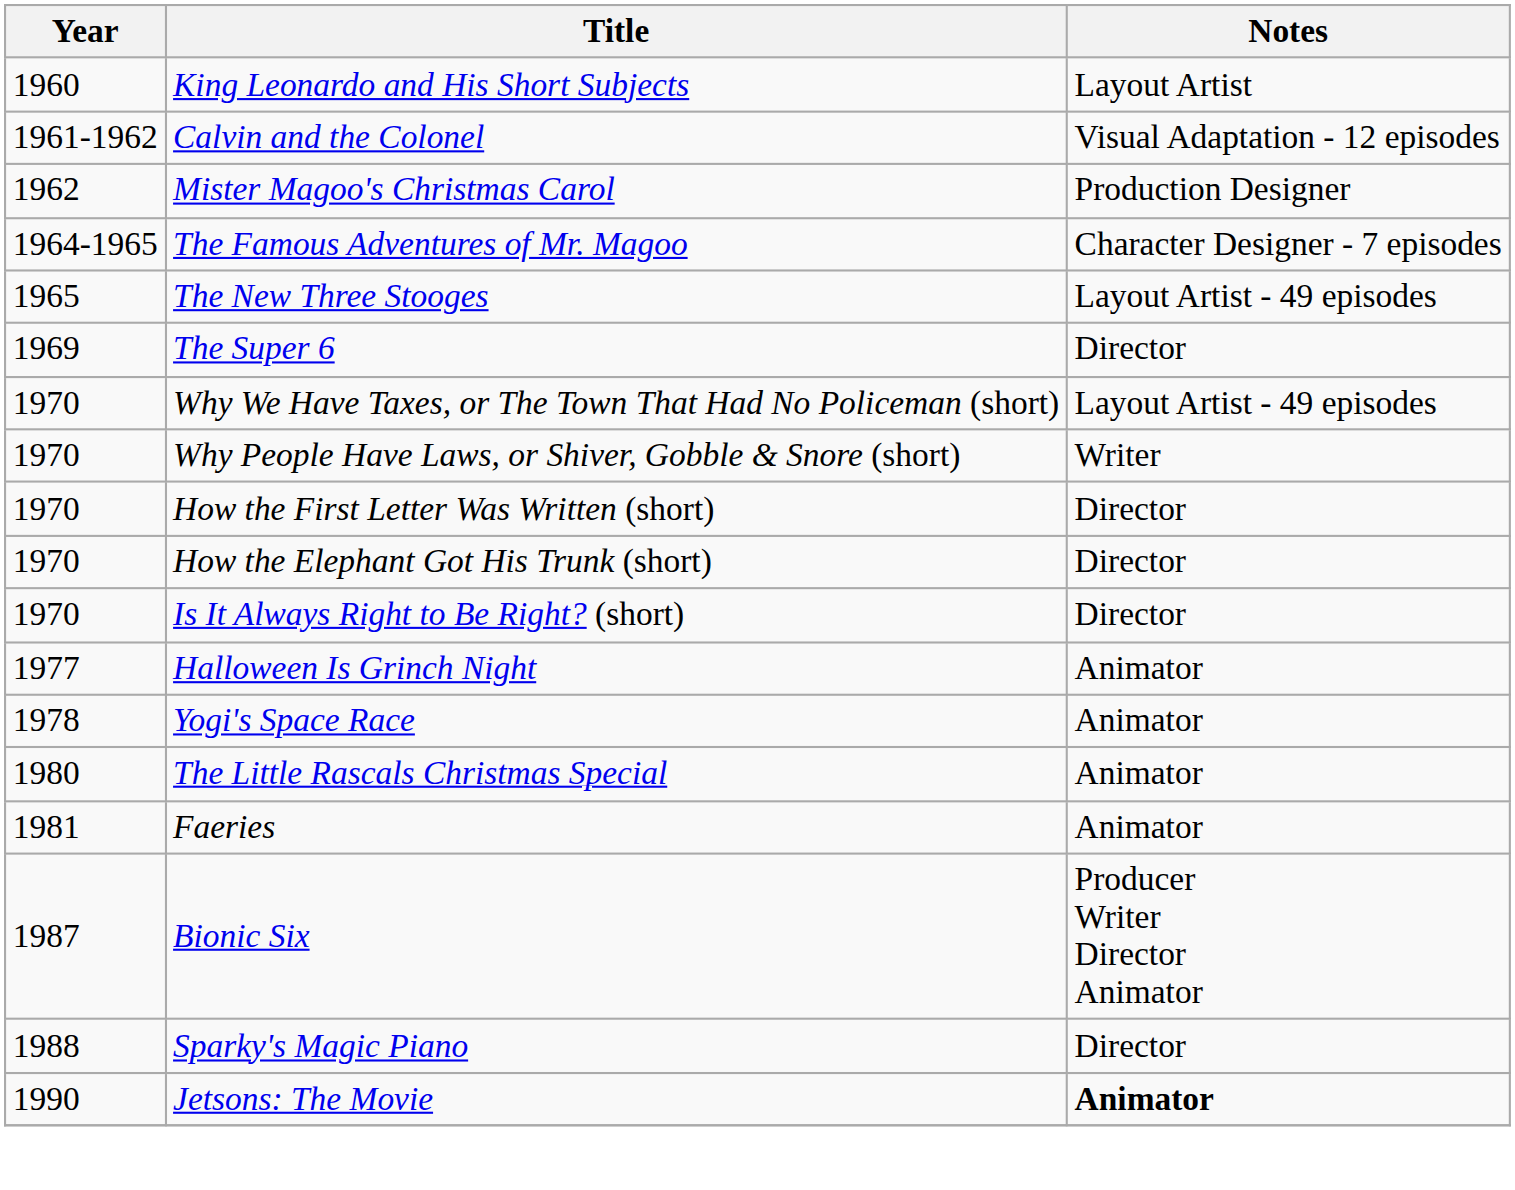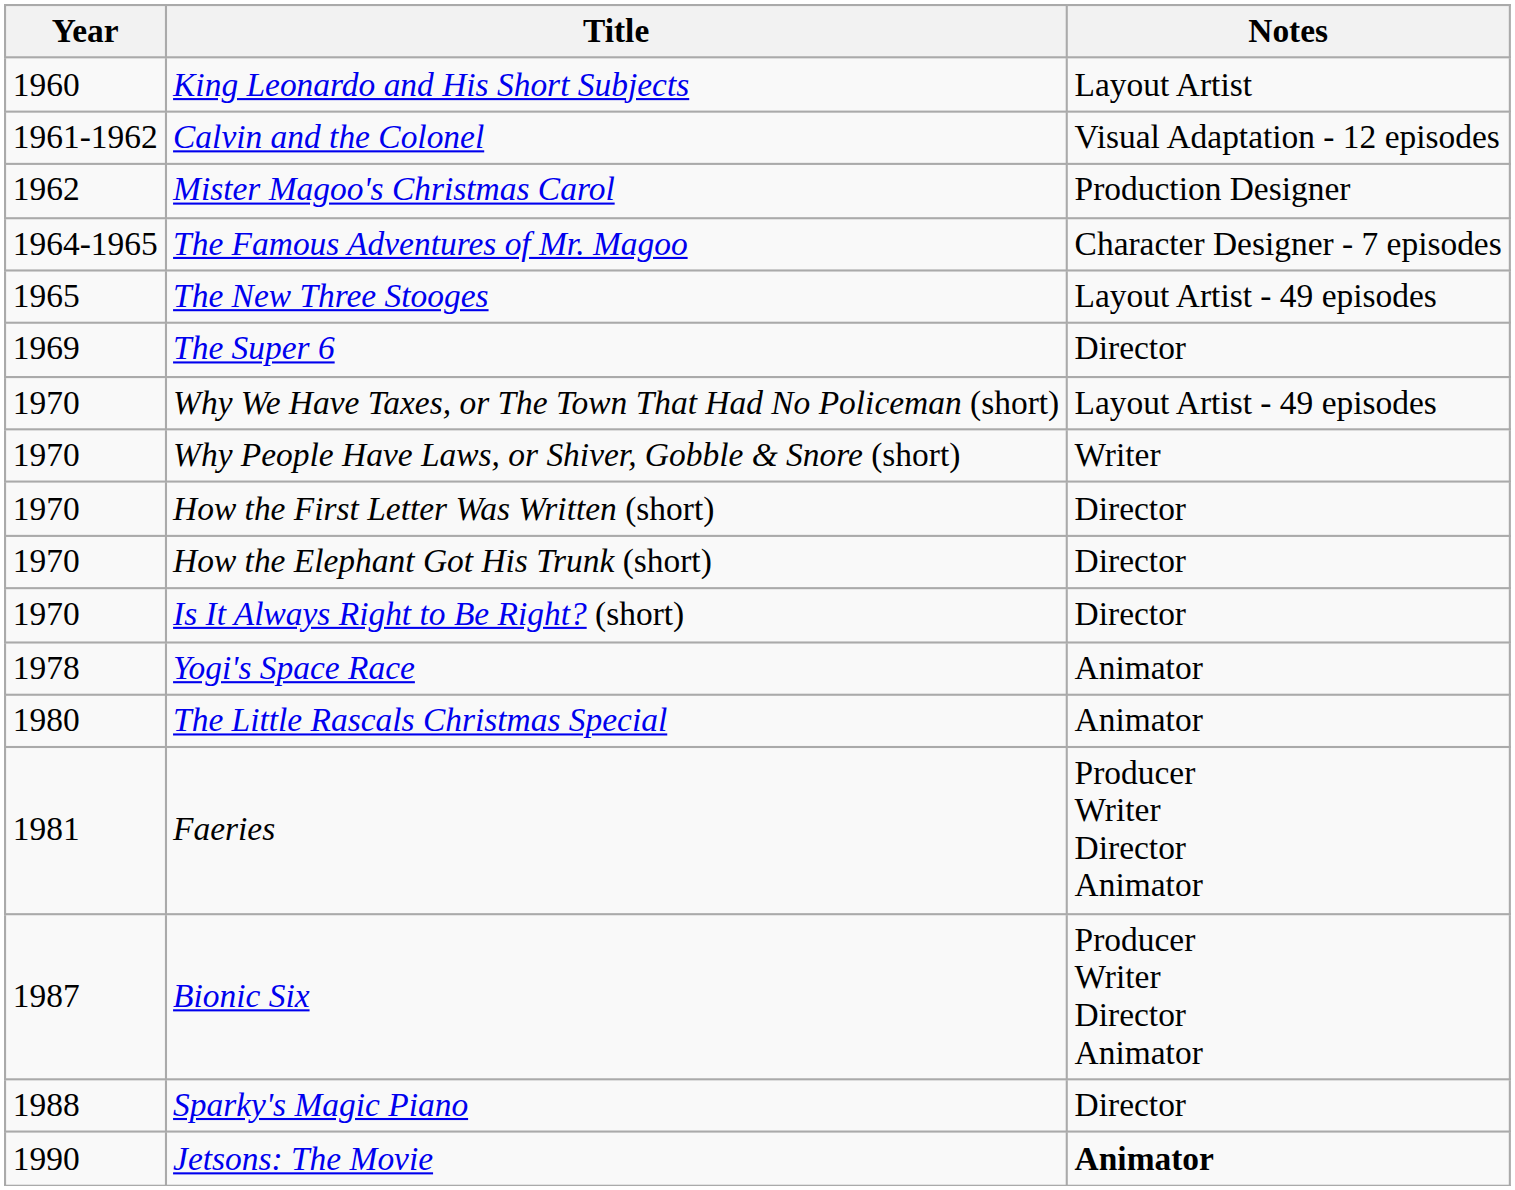- row: (355, 667)
(1139, 826) Animator -> (1139, 829) Producer Writer Director Animator
